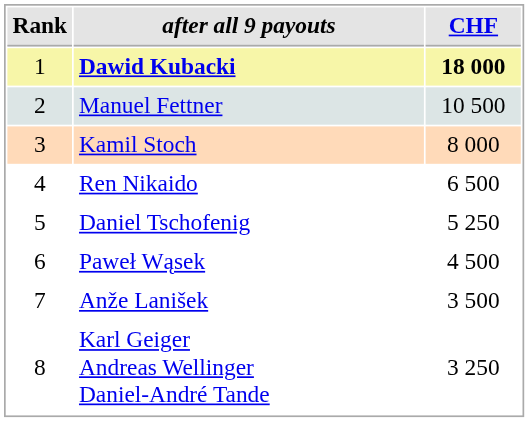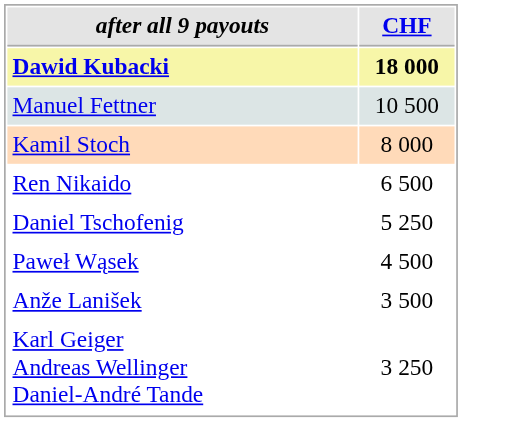- column: (40, 25)
